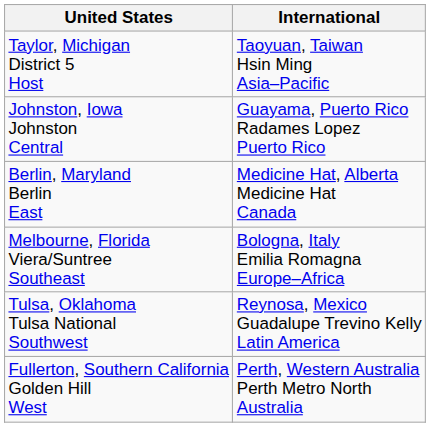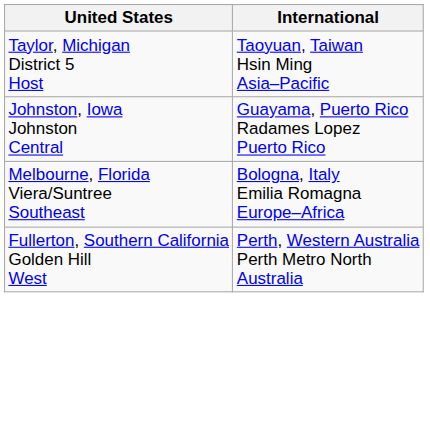- row: (70, 194)
- row: (72, 324)
